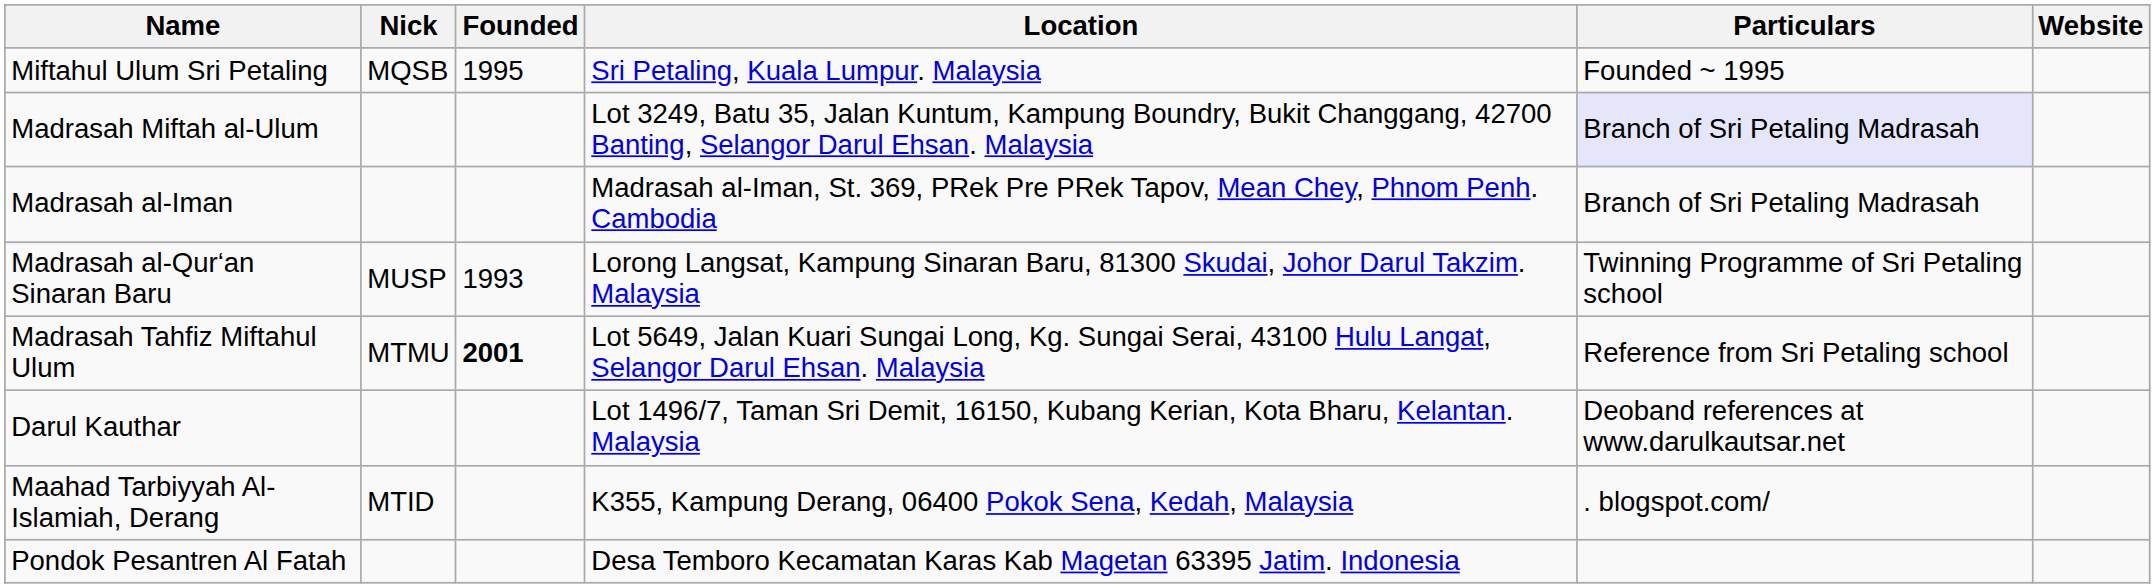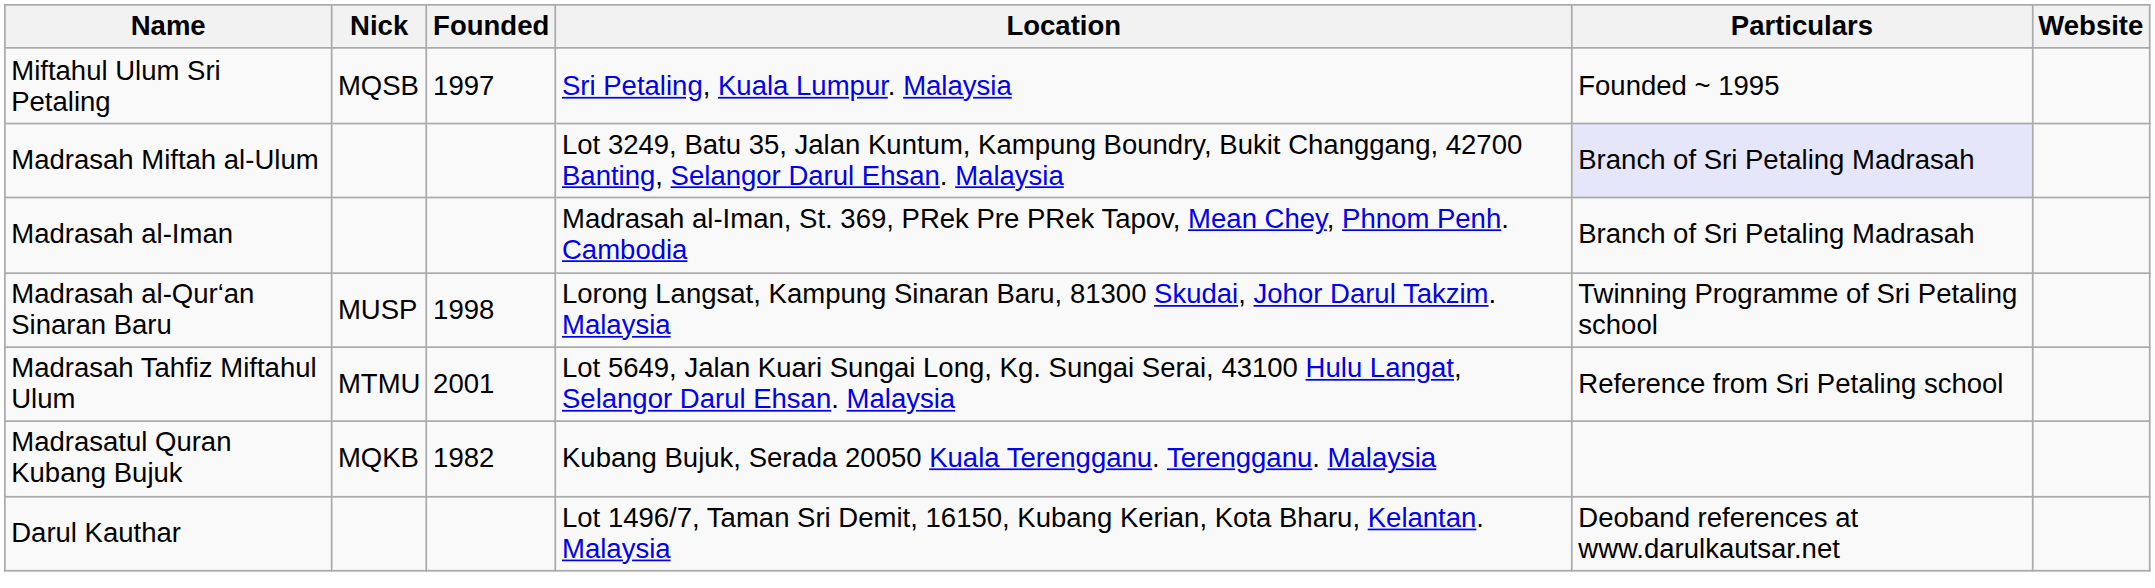(493, 69) 1995 -> (464, 85) 1997
(493, 278) 1993 -> (464, 309) 1998
(493, 352) bold -> (464, 383) normal
+ row: (121, 458)
- row: (143, 502)
- row: (179, 561)
